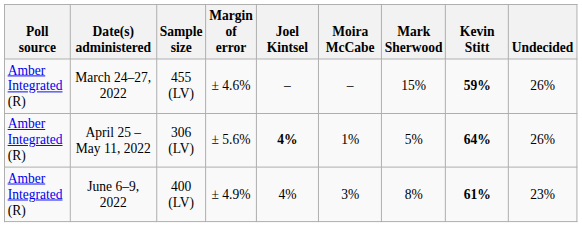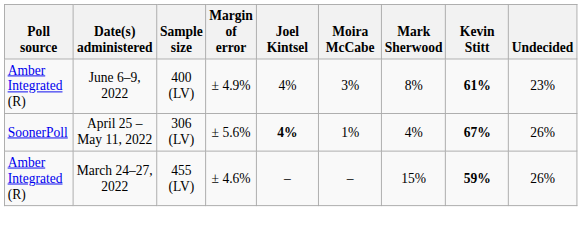rows swapped: (113, 194) <-> (113, 86)
(35, 140) Amber Integrated (R) -> (38, 132) SoonerPoll
(414, 140) 5% -> (414, 132) 4%
(477, 140) 64% -> (477, 132) 67%
